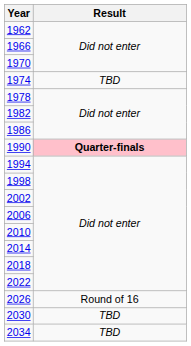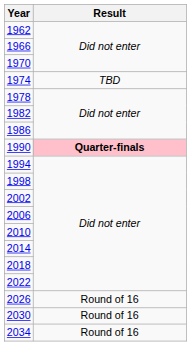(110, 316) TBD -> (110, 316) Round of 16
(110, 333) TBD -> (110, 333) Round of 16
